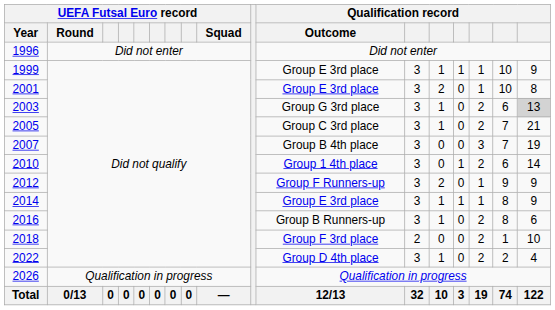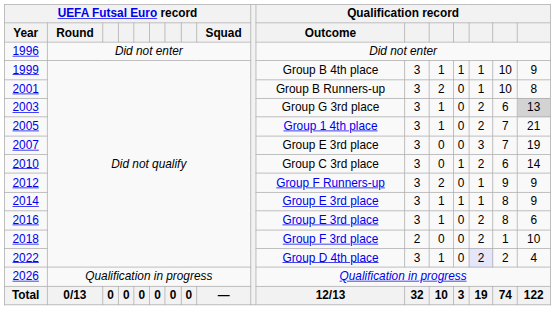(331, 70) Group E 3rd place -> (331, 70) Group B 4th place
(331, 88) Group E 3rd place -> (331, 88) Group B Runners-up
(331, 126) Group C 3rd place -> (331, 126) Group 1 4th place
(331, 145) Group B 4th place -> (331, 145) Group E 3rd place
(331, 164) Group 1 4th place -> (331, 164) Group C 3rd place
(331, 220) Group B Runners-up -> (331, 220) Group E 3rd place
(481, 257) no background -> (481, 257) lavender background
